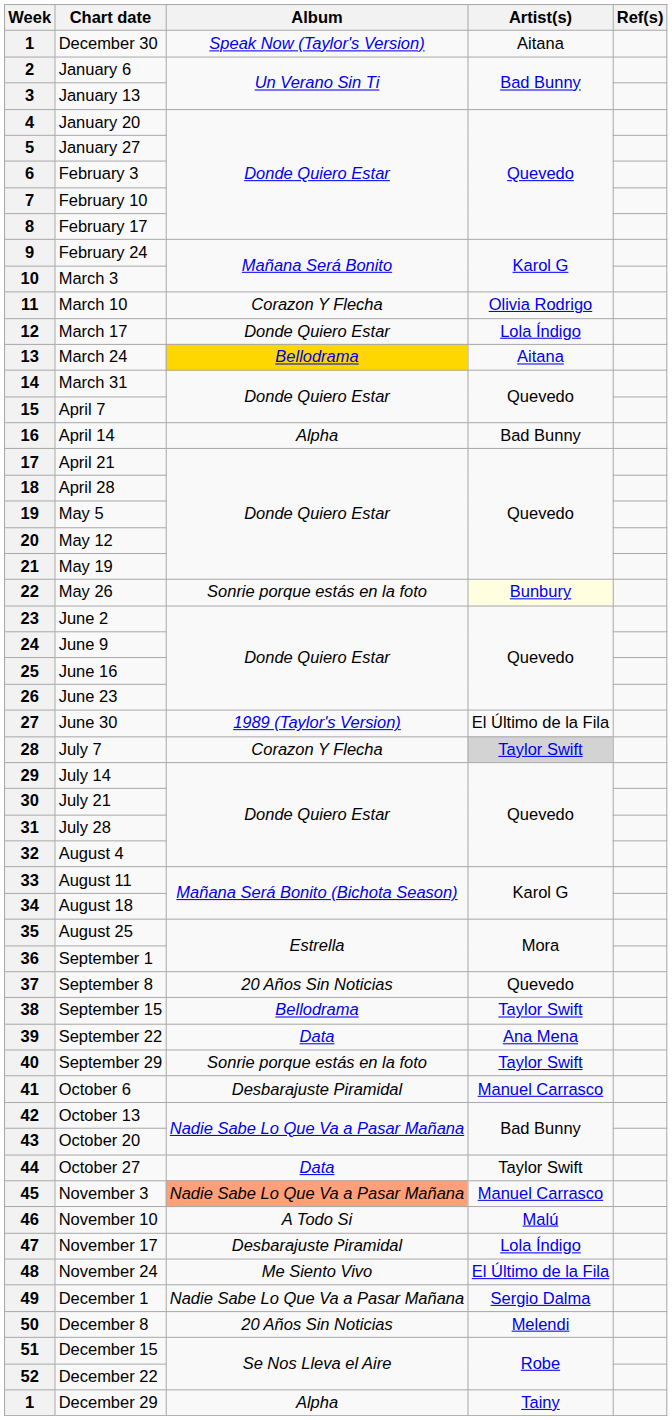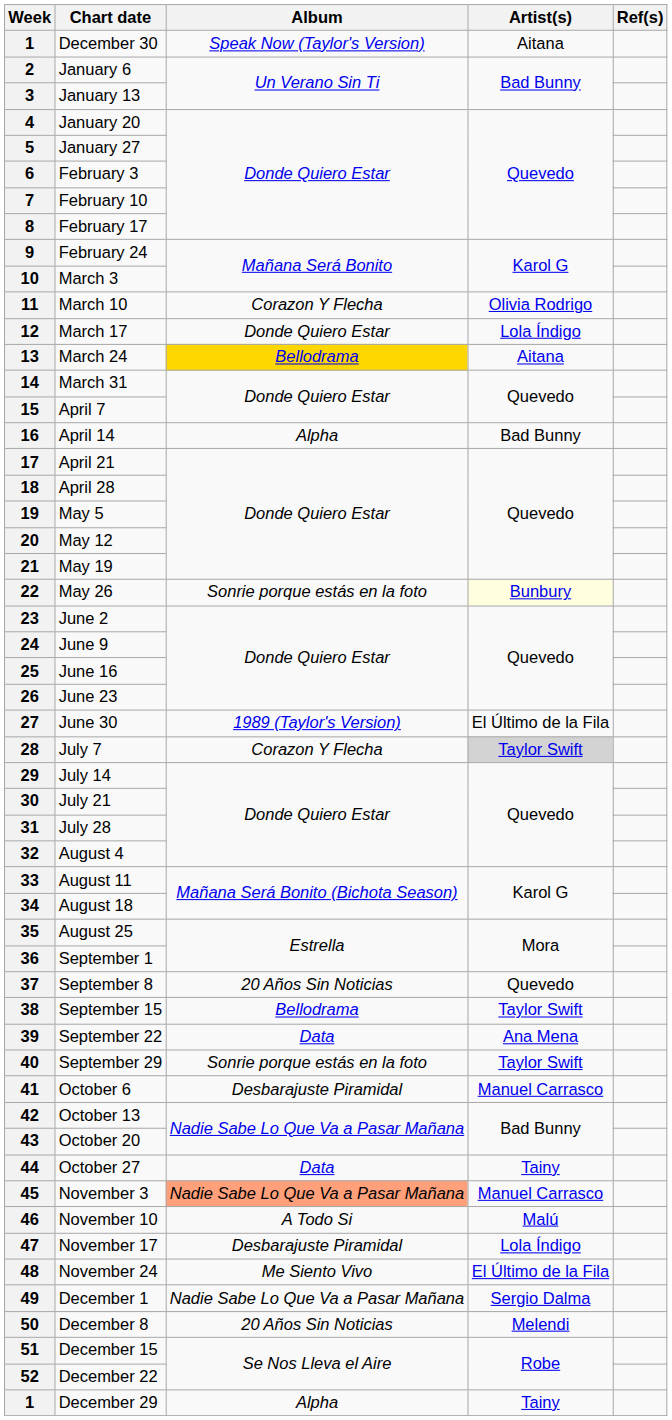(540, 1167) Taylor Swift -> (540, 1167) Tainy
